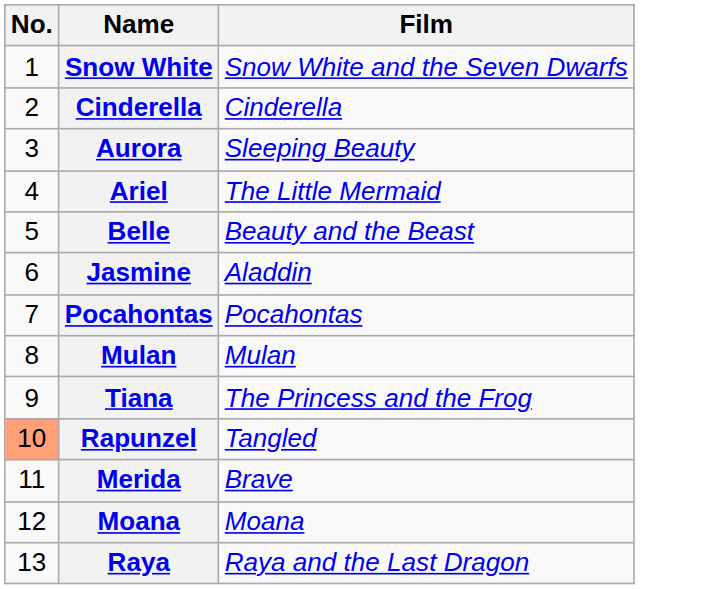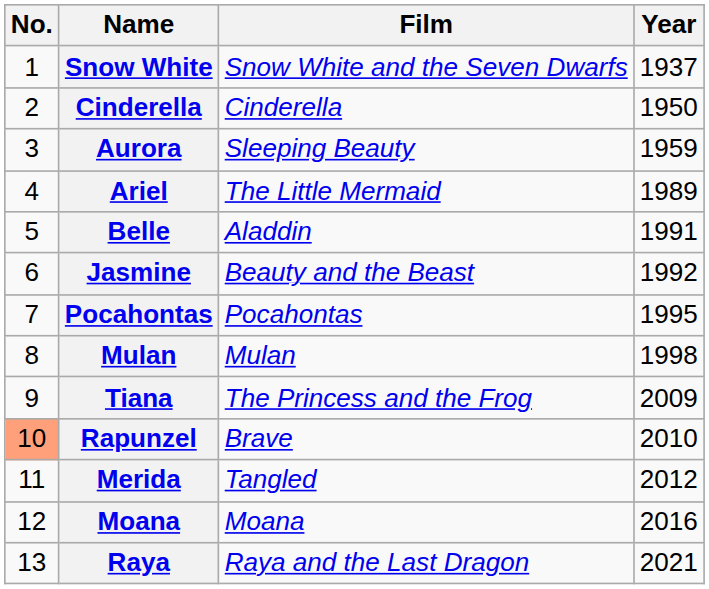+ column: (669, 25)
(349, 231) Beauty and the Beast -> (268, 231) Aladdin
(268, 273) Aladdin -> (349, 273) Beauty and the Beast
(271, 438) Tangled -> (259, 438) Brave
(259, 480) Brave -> (271, 480) Tangled
